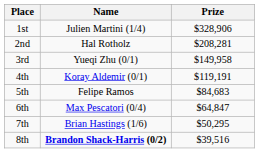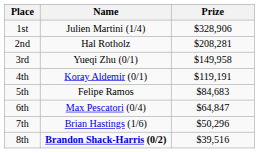(213, 124) $50,295 -> (213, 124) $50,296
